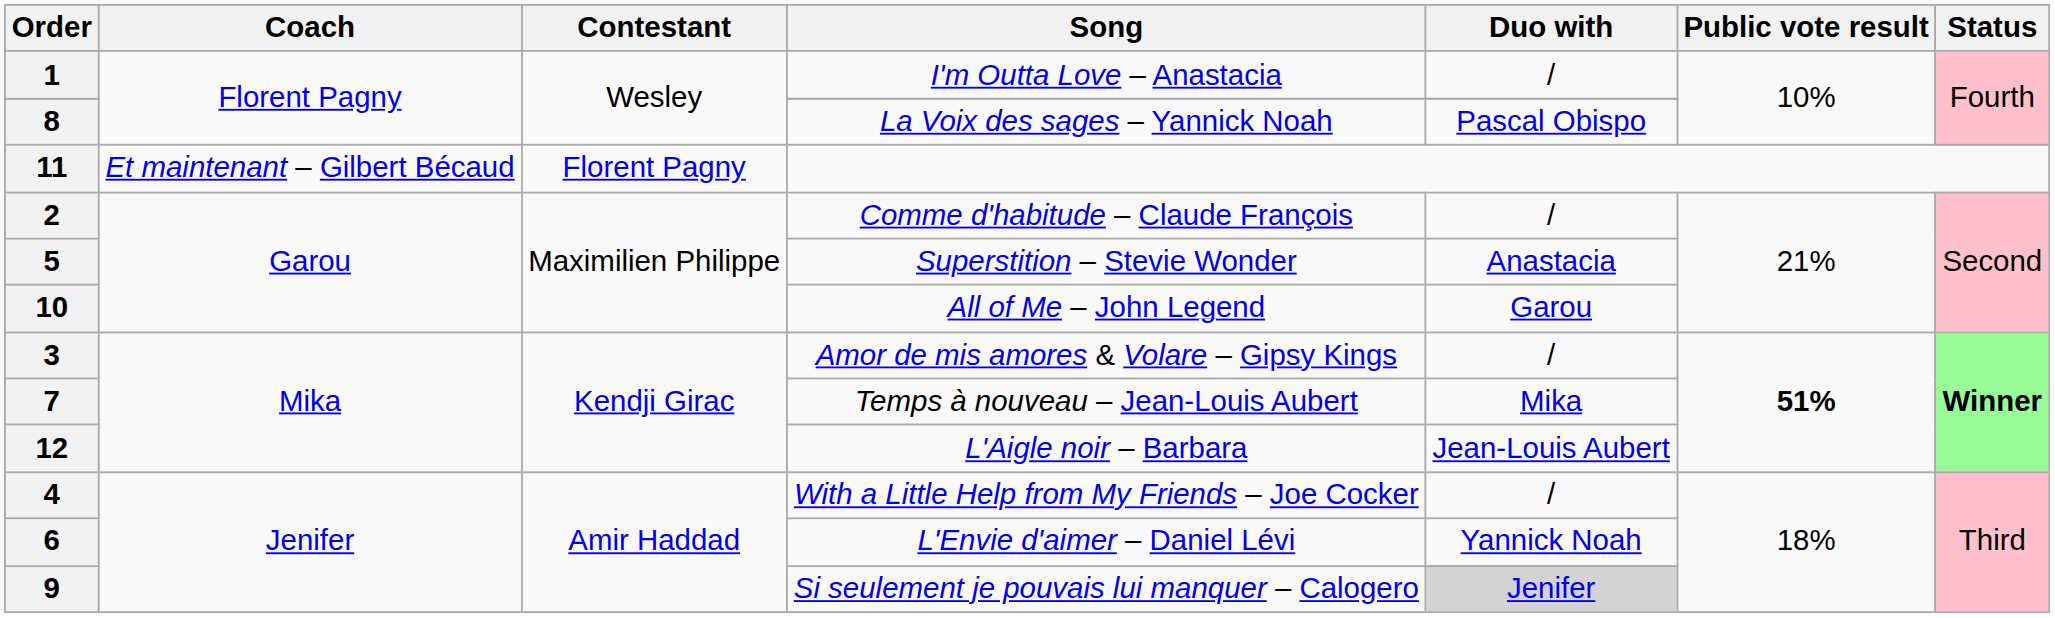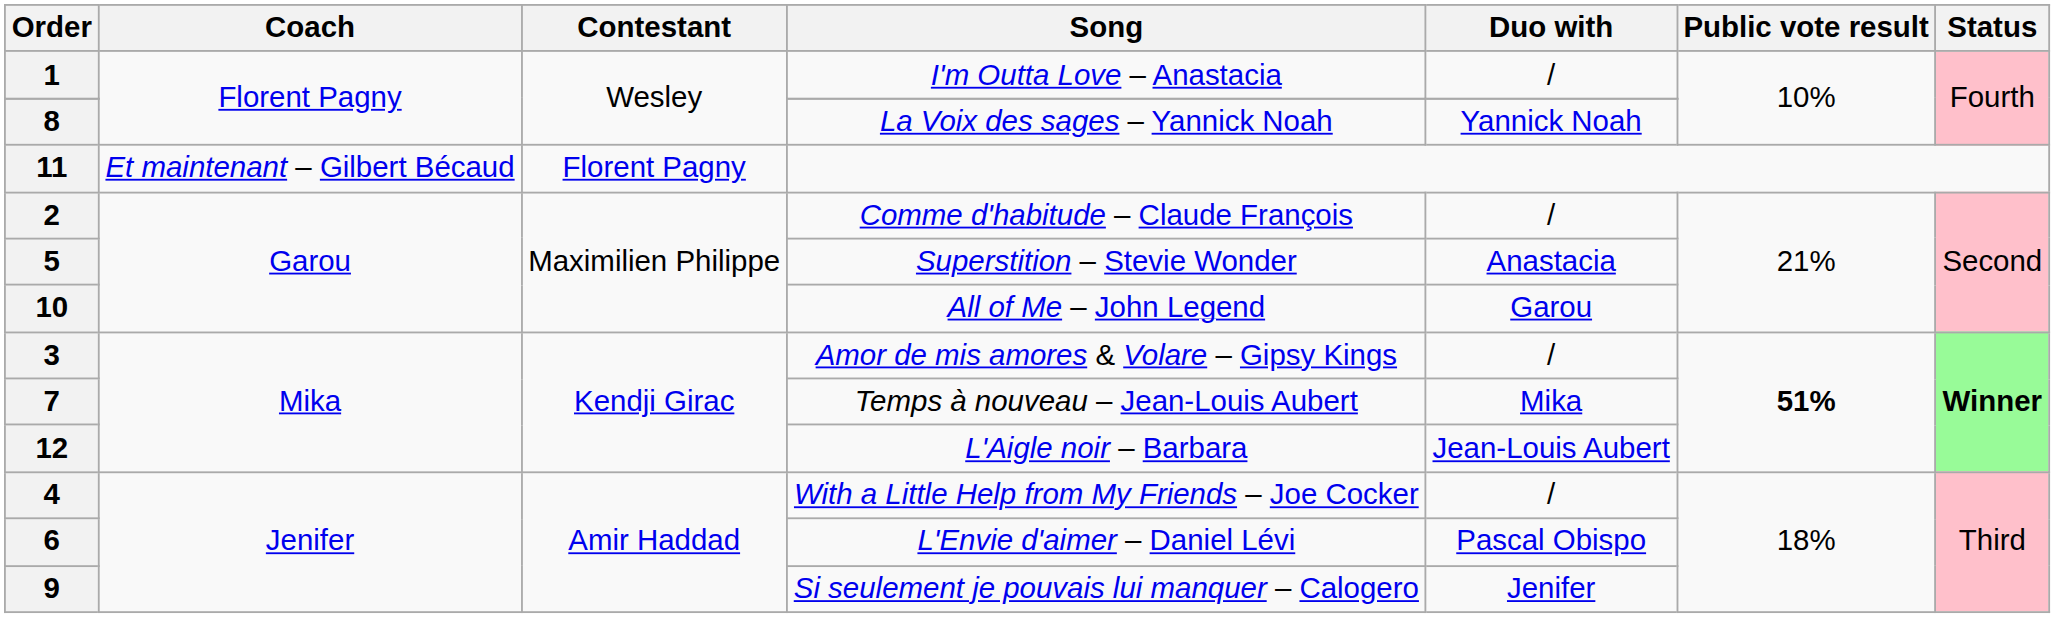(1551, 121) Pascal Obispo -> (1551, 121) Yannick Noah
(1551, 541) Yannick Noah -> (1551, 541) Pascal Obispo
(1551, 588) lightgrey background -> (1551, 588) no background
